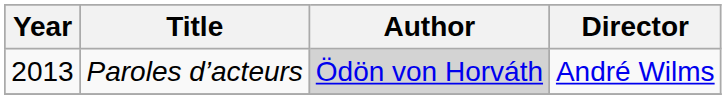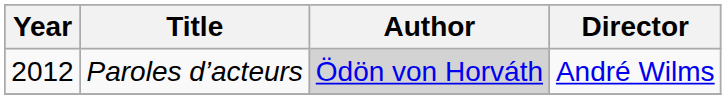(42, 71) 2013 -> (42, 71) 2012
